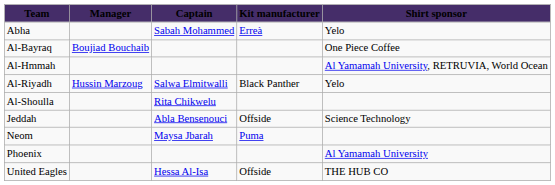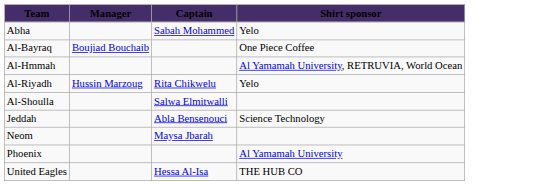- column: (280, 13)
(191, 83) Salwa Elmitwalli -> (185, 83) Rita Chikwelu
(185, 101) Rita Chikwelu -> (191, 101) Salwa Elmitwalli
